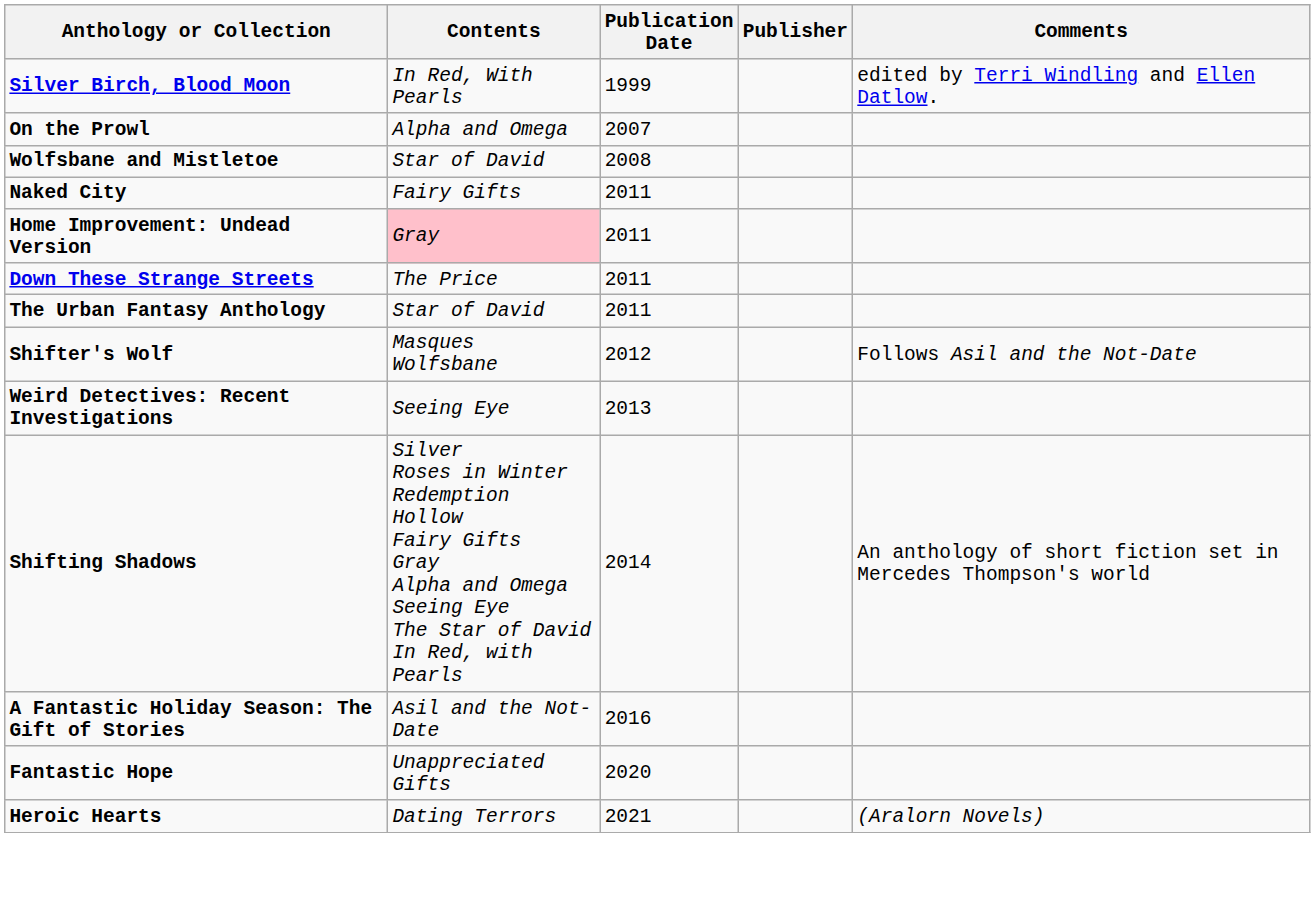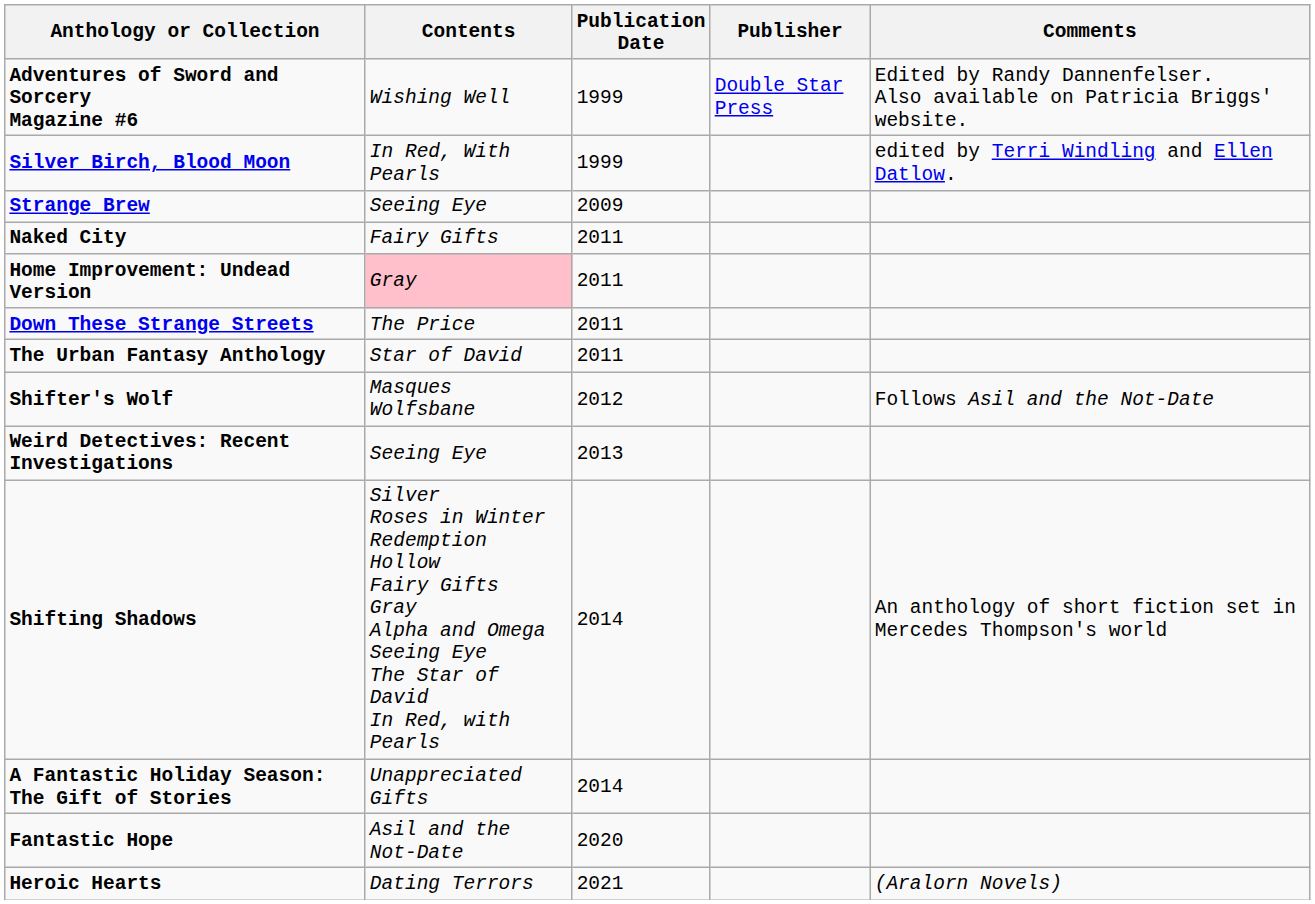+ row: (144, 97)
- row: (80, 129)
- row: (144, 161)
+ row: (80, 206)
(492, 719) Asil and the Not-Date -> (446, 786) Unappreciated Gifts
(628, 719) 2016 -> (600, 786) 2014
(468, 773) Unappreciated Gifts -> (440, 841) Asil and the Not-Date
